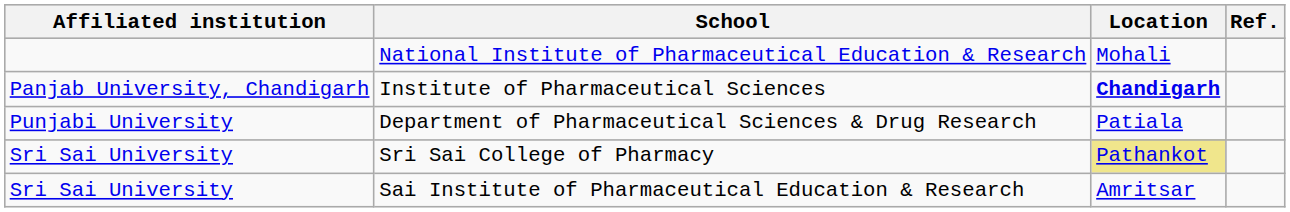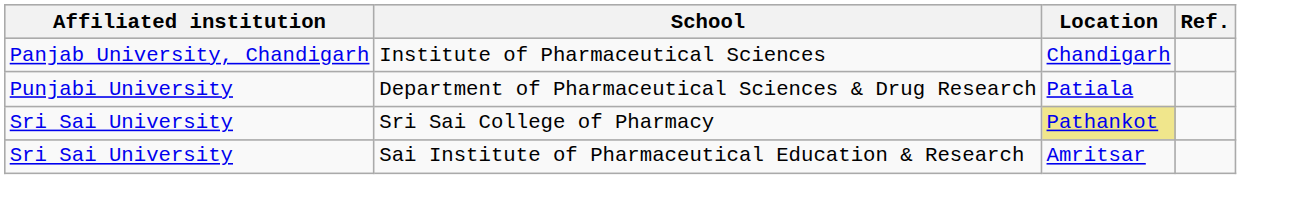- row: (733, 55)
(1158, 89) bold -> (1109, 55) normal
